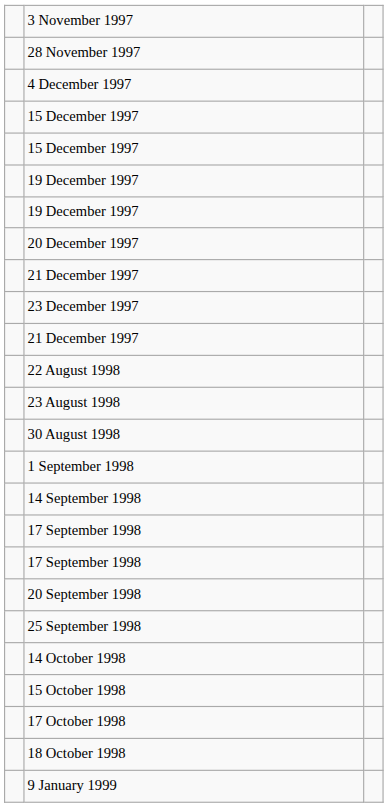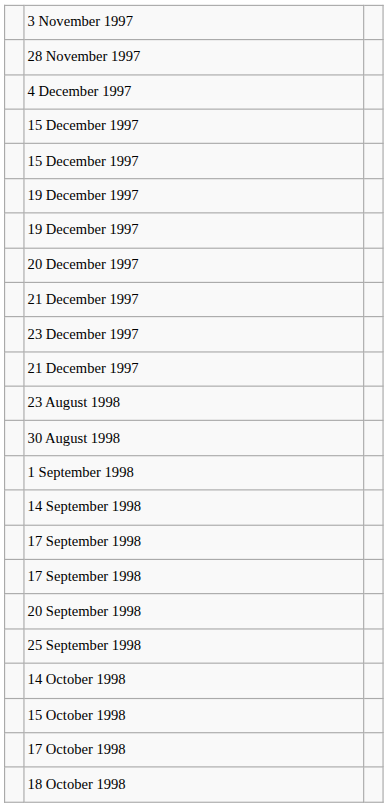- row: (14, 372)
- row: (14, 786)
